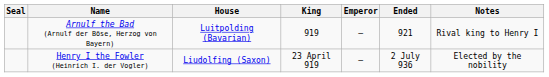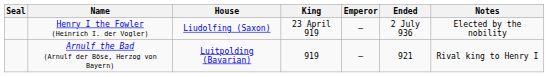rows swapped: (100, 60) <-> (100, 33)
